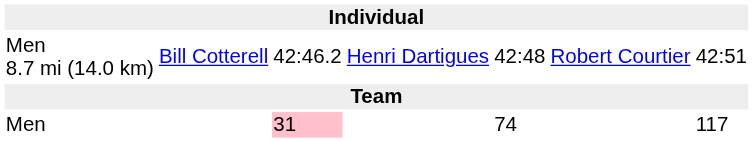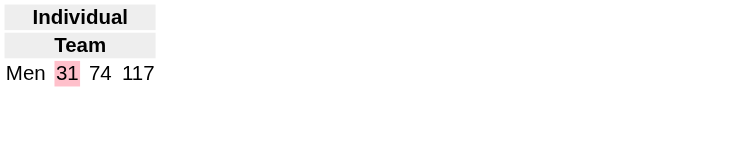- row: (80, 56)
